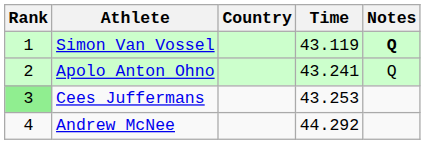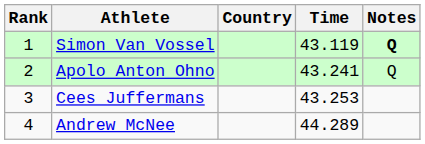(28, 99) lightgreen background -> (28, 99) no background
(329, 126) 44.292 -> (329, 126) 44.289
